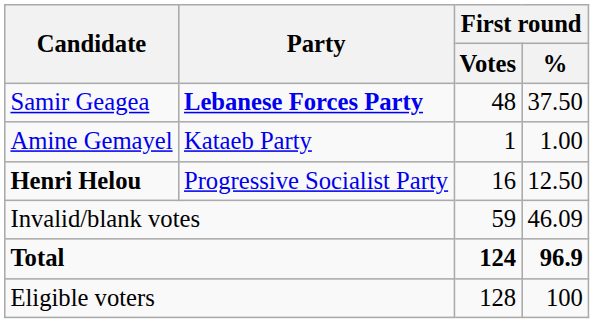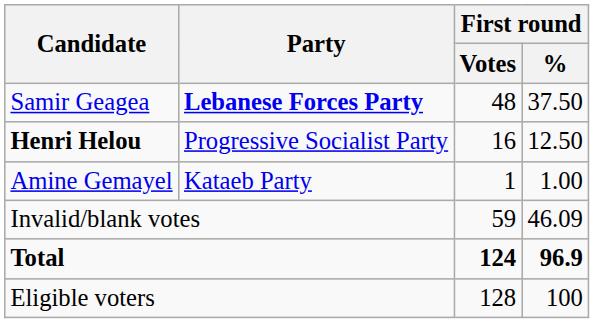rows swapped: (76, 180) <-> (92, 141)
